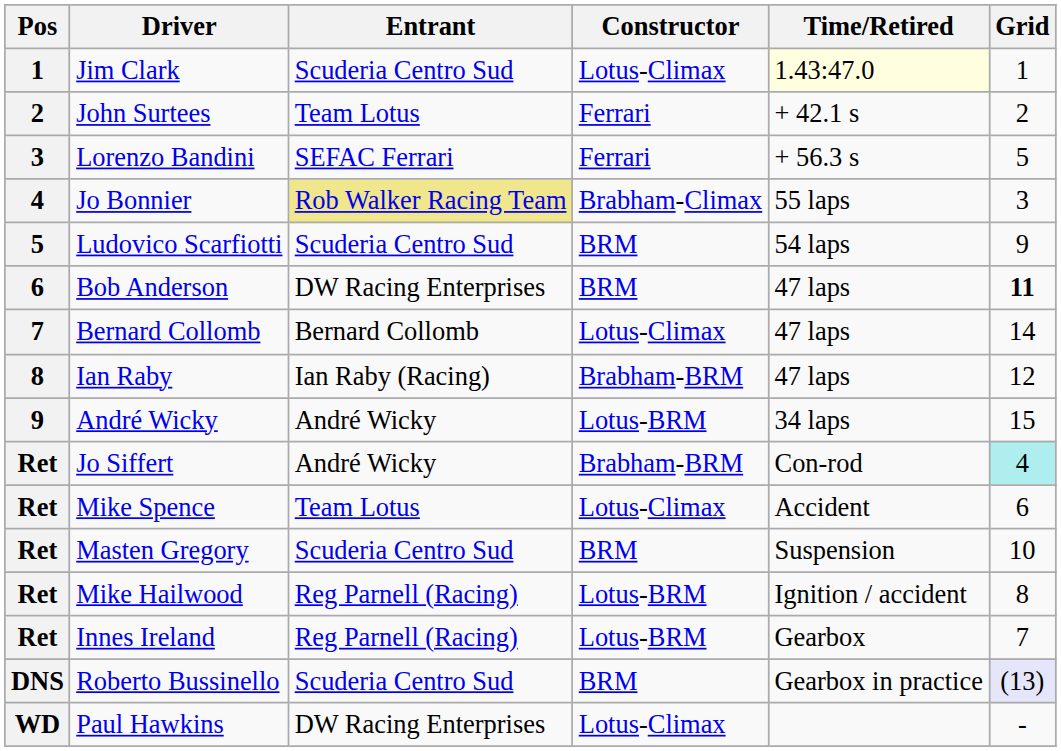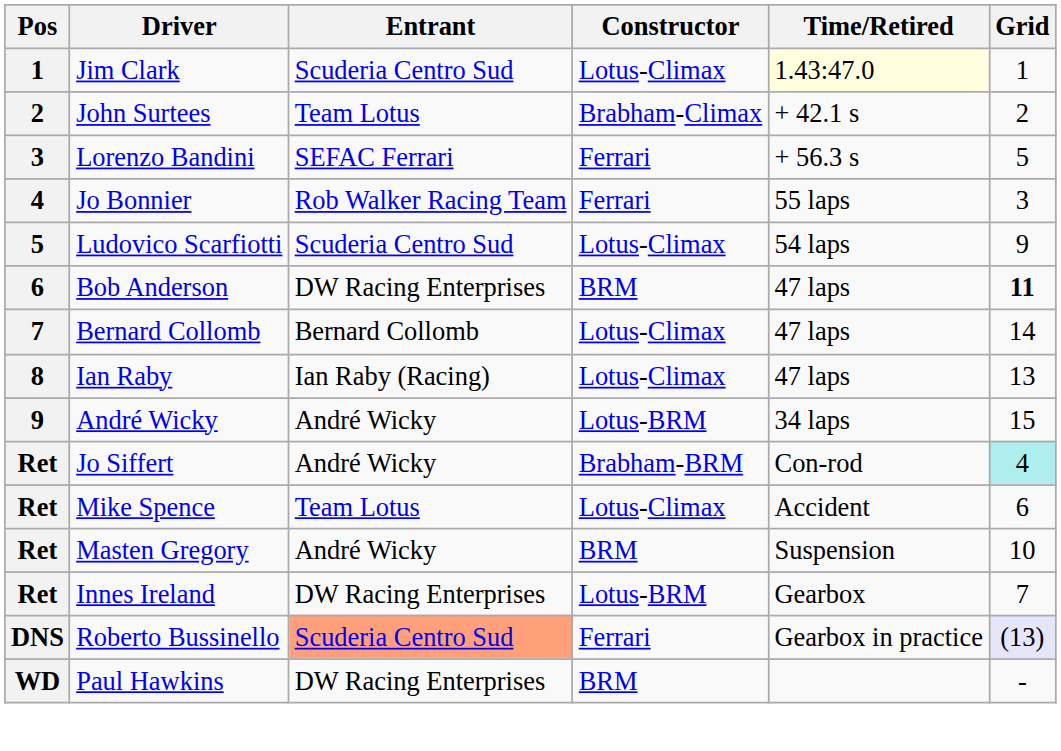(615, 113) Ferrari -> (670, 113) Brabham-Climax
(431, 200) khaki background -> (431, 200) no background
(670, 200) Brabham-Climax -> (615, 200) Ferrari
(608, 244) BRM -> (652, 244) Lotus-Climax
(661, 375) Brabham-BRM -> (652, 375) Lotus-Climax
(1022, 375) 12 -> (1022, 375) 13
(404, 549) Scuderia Centro Sud -> (365, 549) André Wicky
- row: (159, 593)
(406, 637) Reg Parnell (Racing) -> (420, 593) DW Racing Enterprises
(404, 680) no background -> (404, 637) lightsalmon background
(608, 680) BRM -> (615, 637) Ferrari
(652, 724) Lotus-Climax -> (608, 680) BRM
